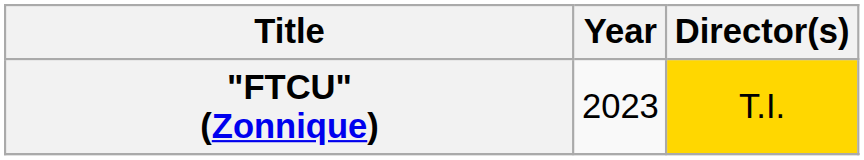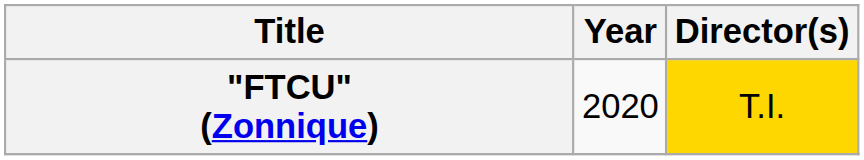(620, 106) 2023 -> (620, 106) 2020
